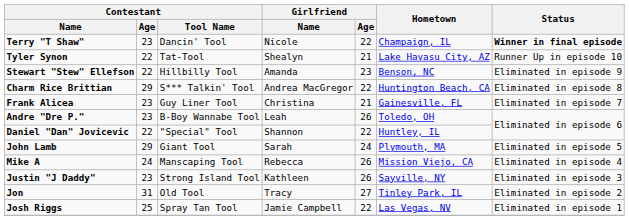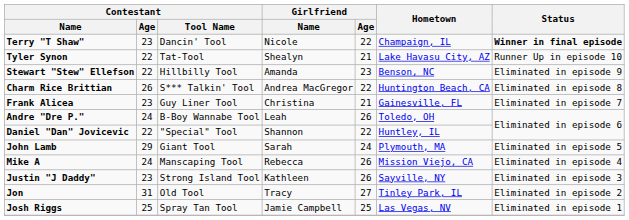(147, 87) 29 -> (147, 87) 26
(147, 117) 23 -> (147, 117) 24
(366, 207) 22 -> (366, 207) 25
